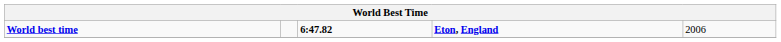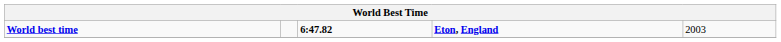(696, 29) 2006 -> (696, 29) 2003
